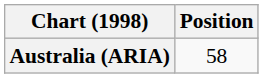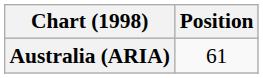(217, 55) 58 -> (217, 55) 61
